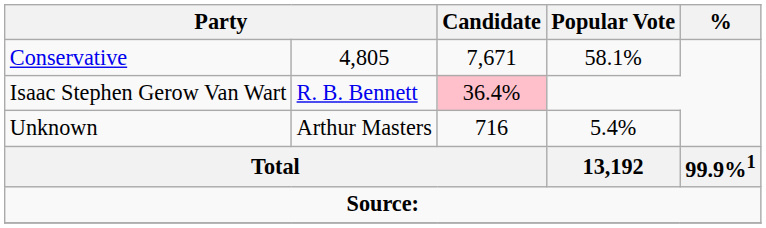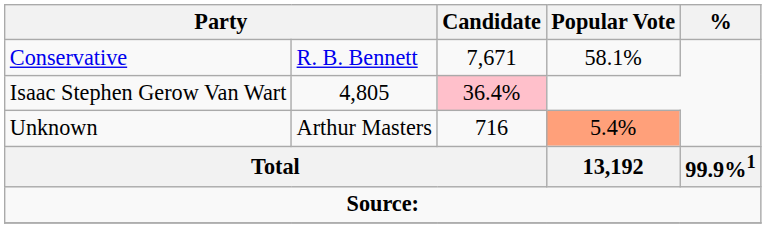(364, 57) 4,805 -> (357, 57) R. B. Bennett
(357, 92) R. B. Bennett -> (364, 92) 4,805
(613, 127) no background -> (613, 127) lightsalmon background
